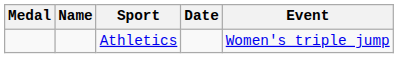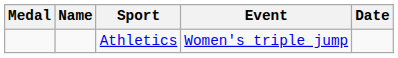columns swapped: (308, 16) <-> (202, 16)
